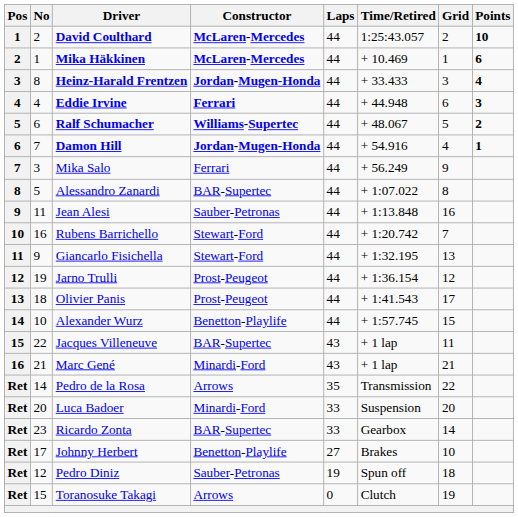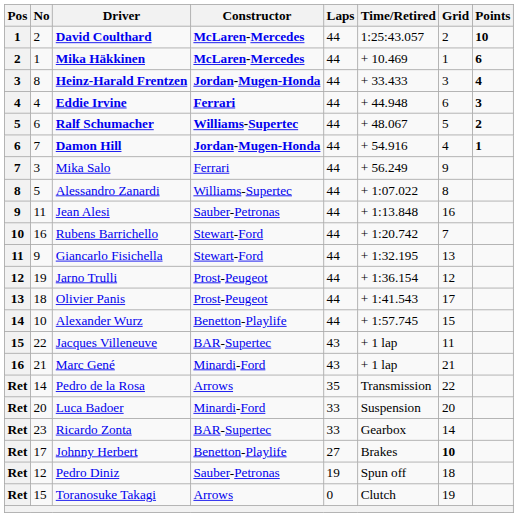(232, 190) BAR-Supertec -> (243, 190) Williams-Supertec
(448, 451) normal -> (448, 451) bold
